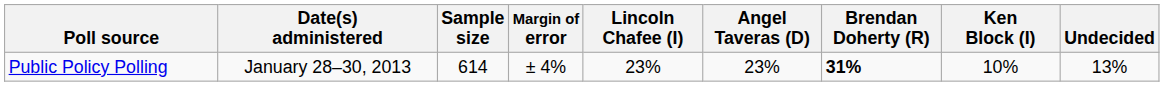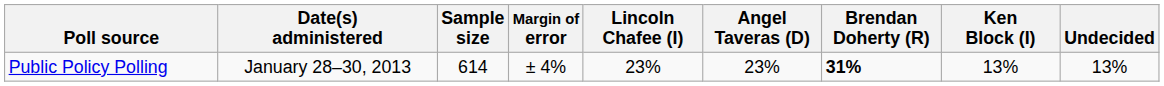(1000, 66) 10% -> (1000, 66) 13%
